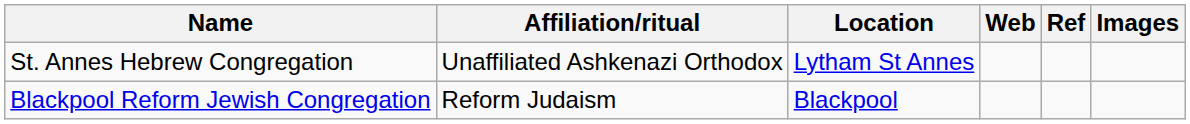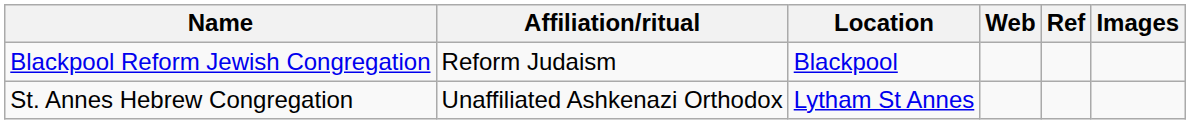rows swapped: (220, 99) <-> (182, 61)
